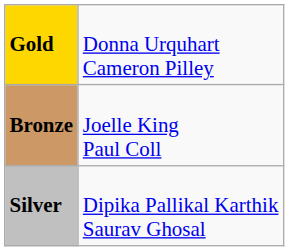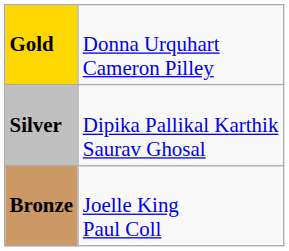rows swapped: (36, 205) <-> (41, 125)
